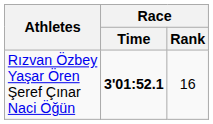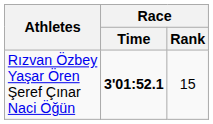(188, 85) 16 -> (188, 85) 15
